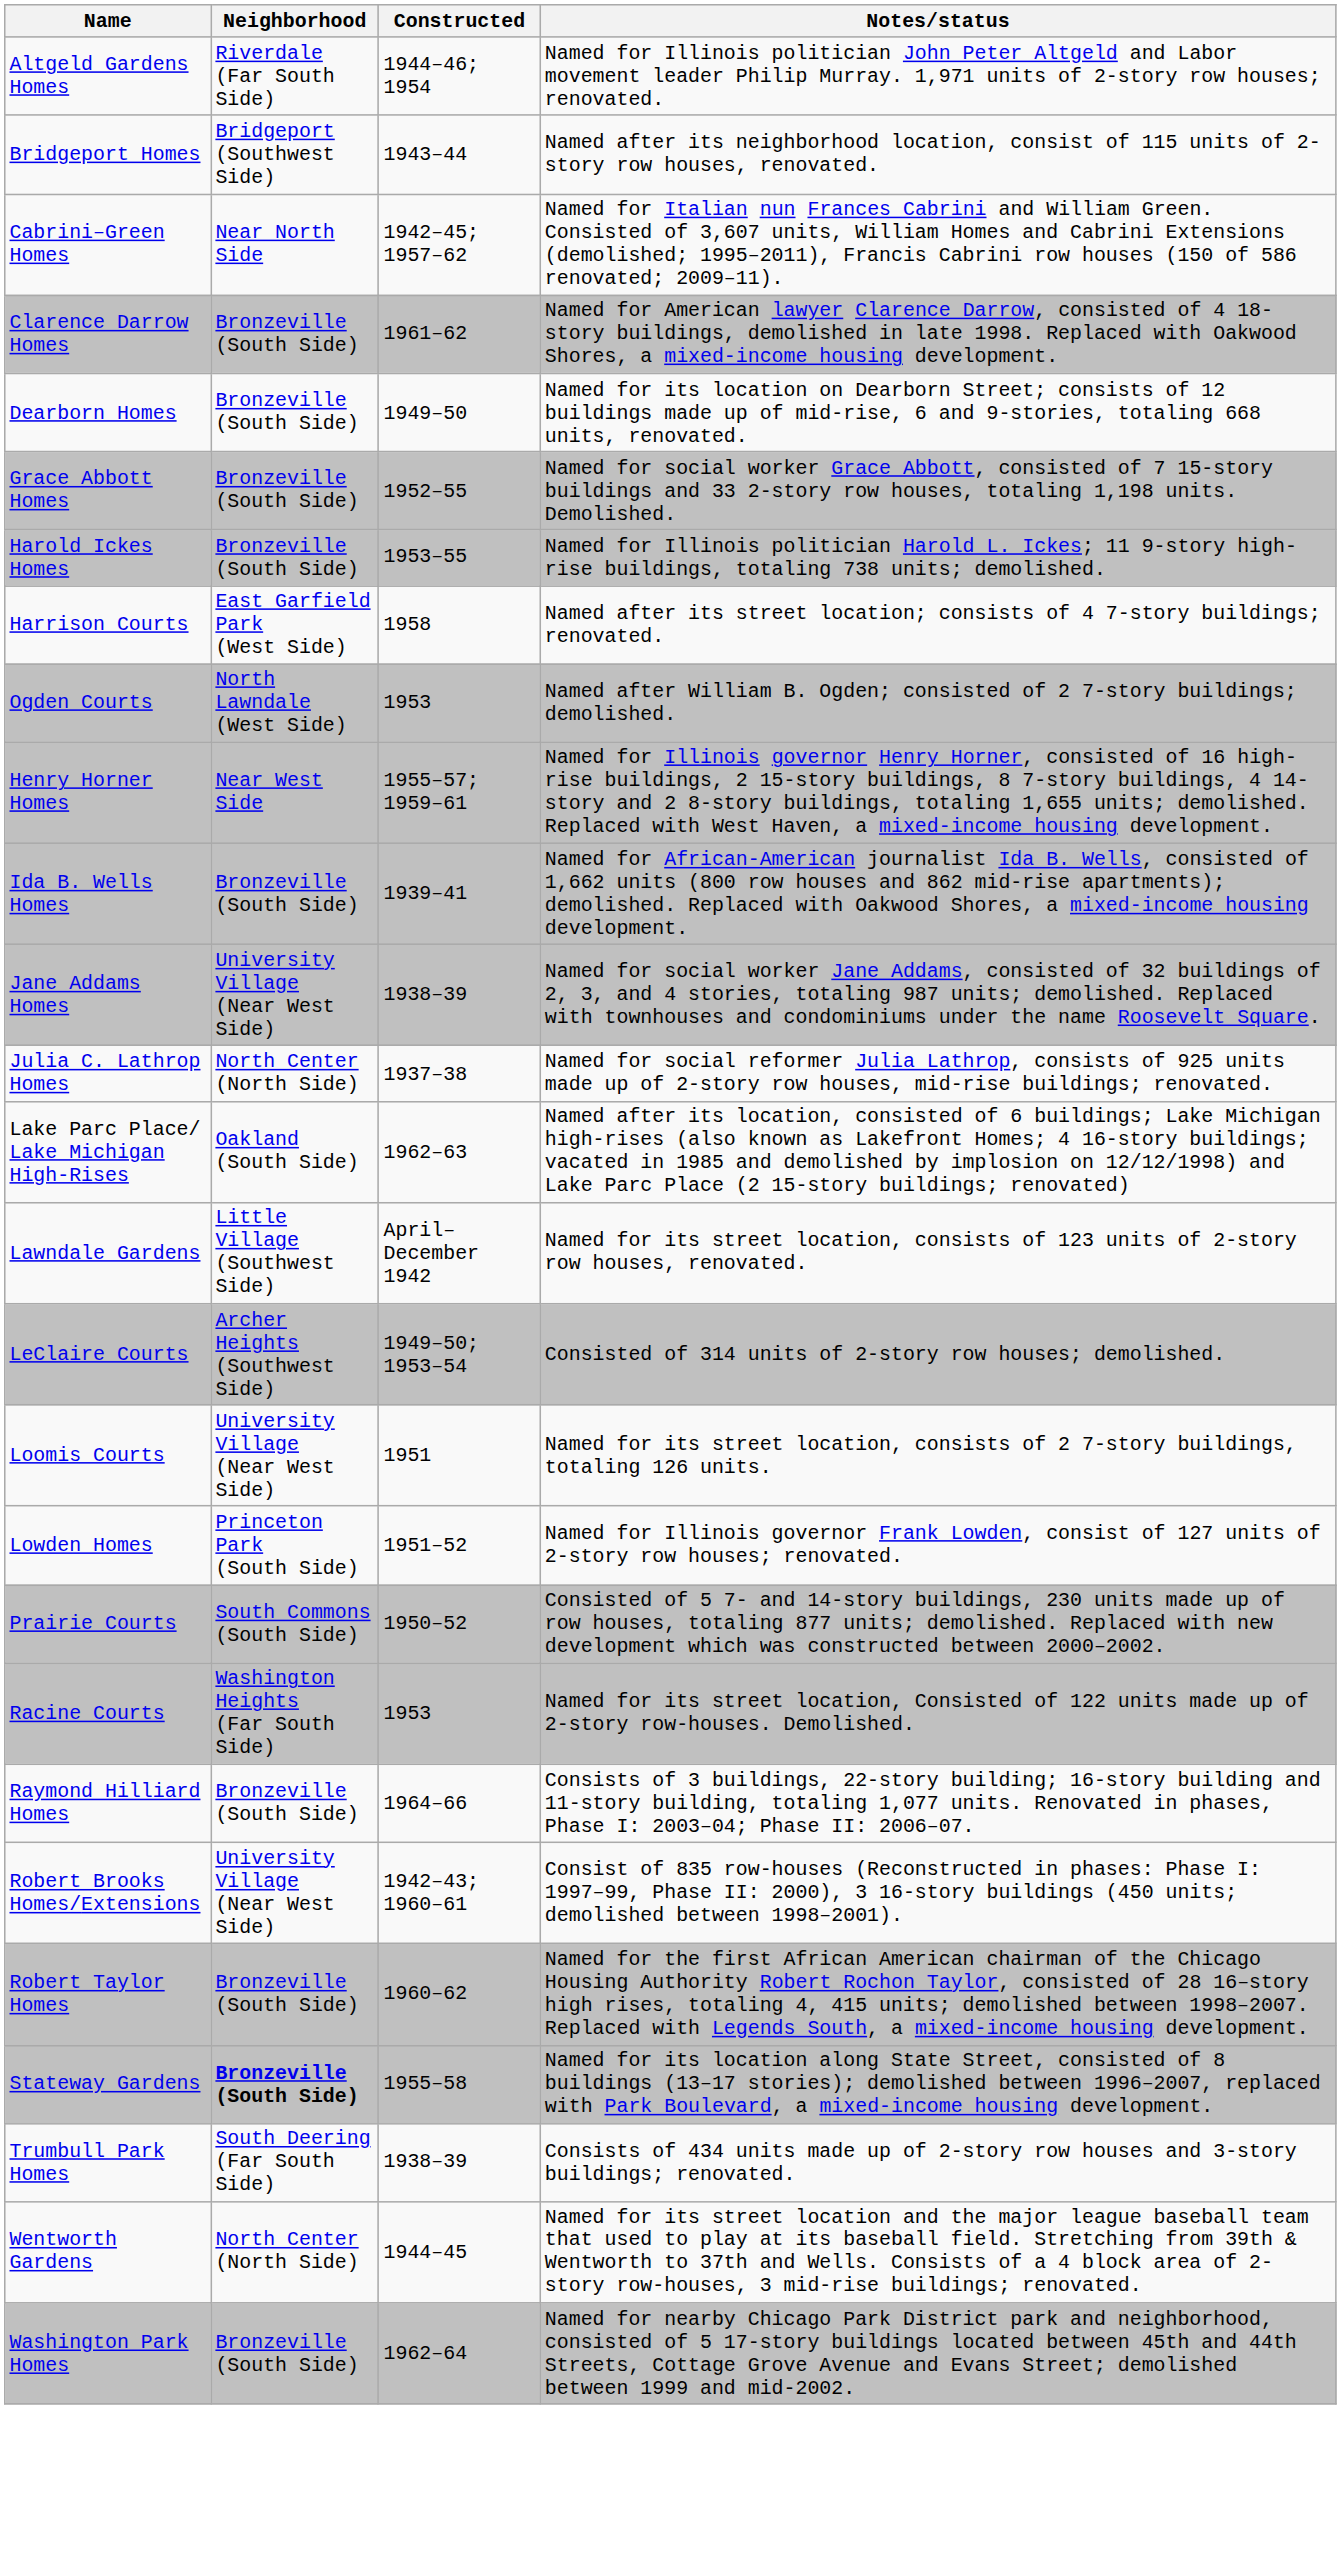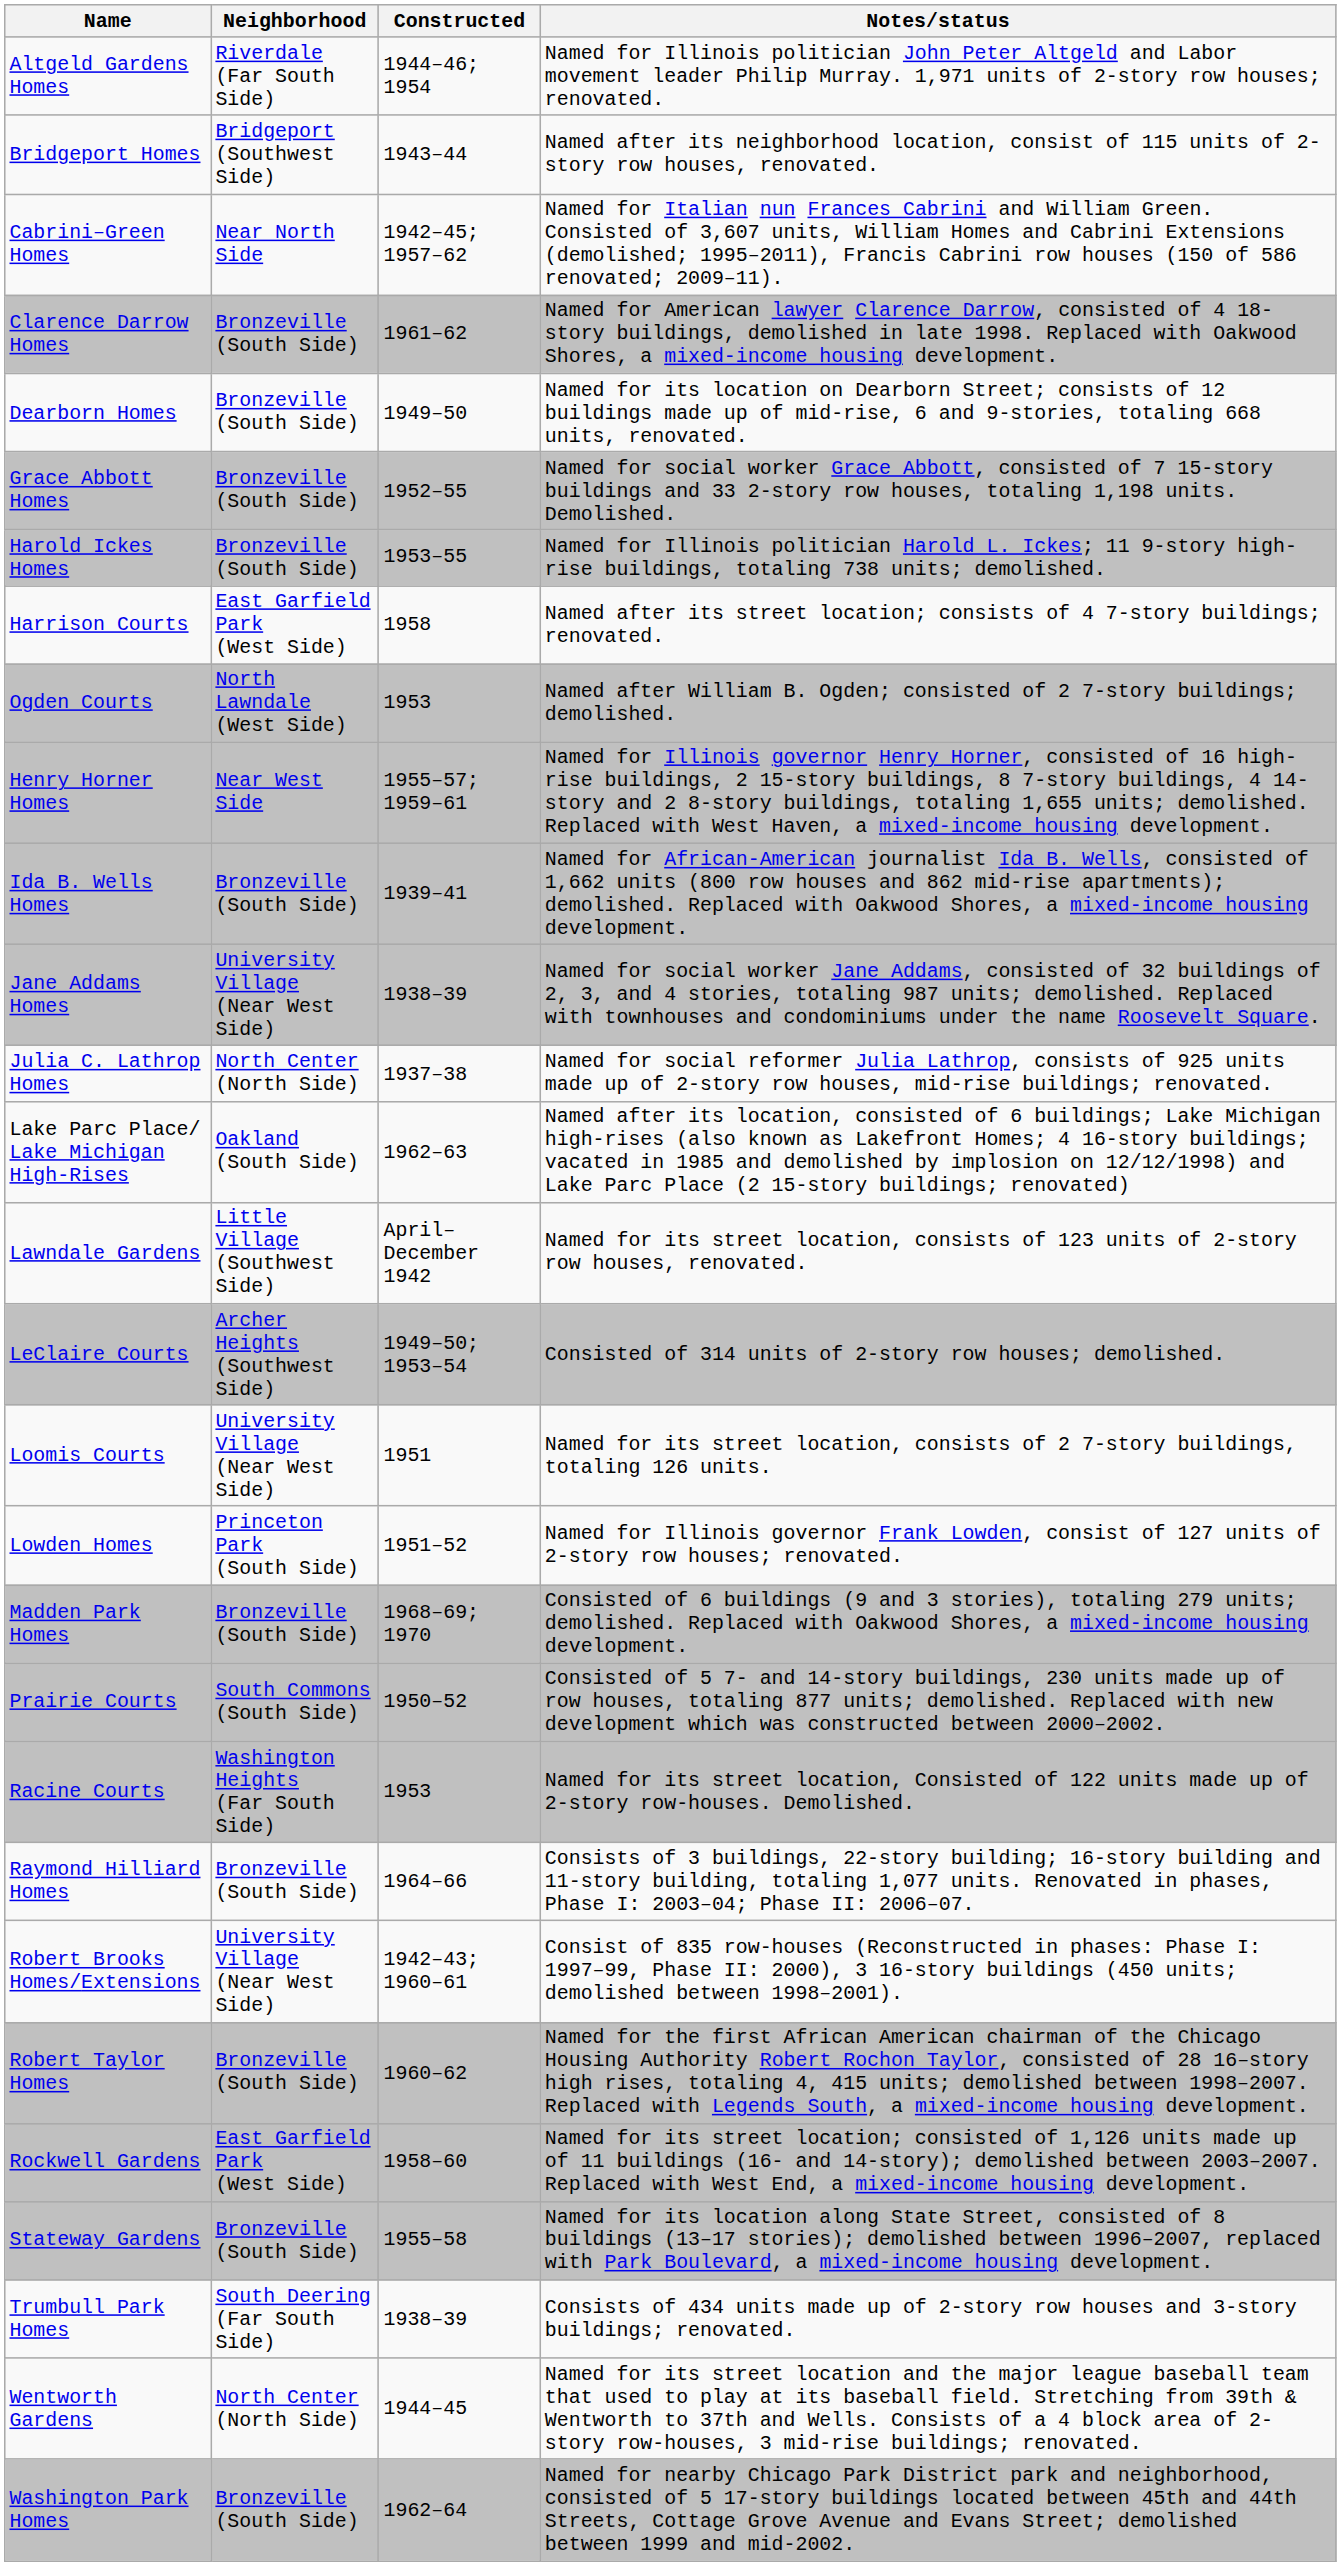+ row: (75, 1624)
+ row: (105, 2162)
(287, 2084) bold -> (287, 2241) normal
